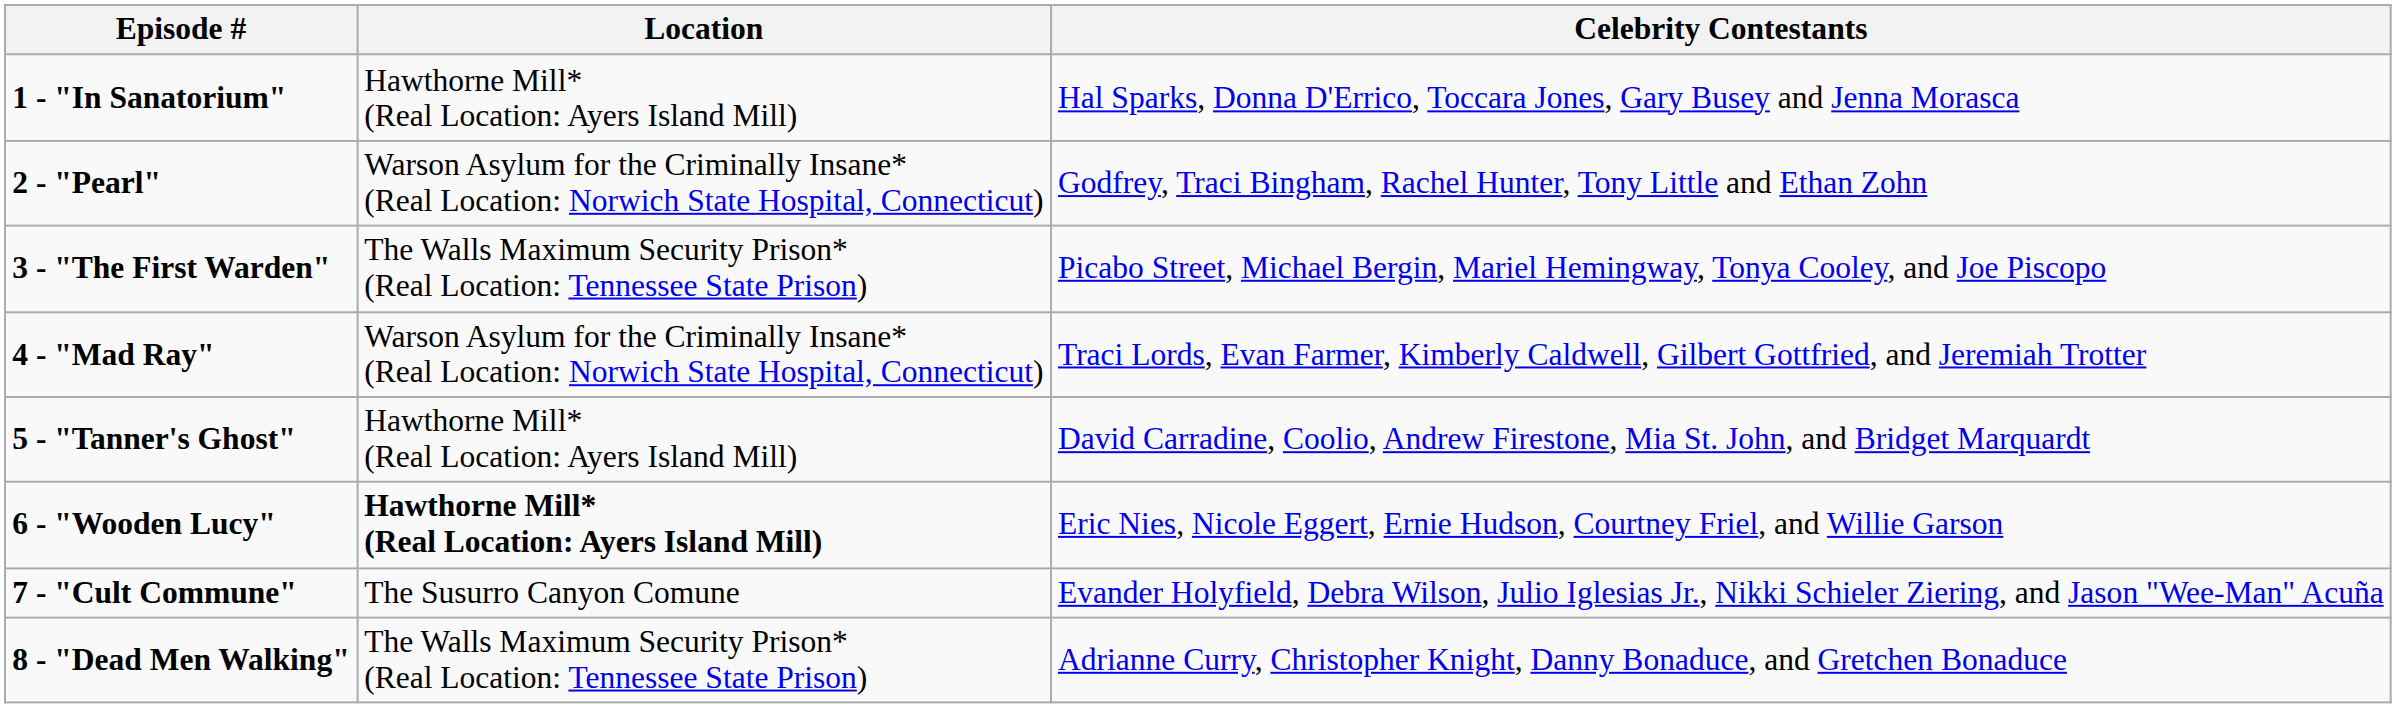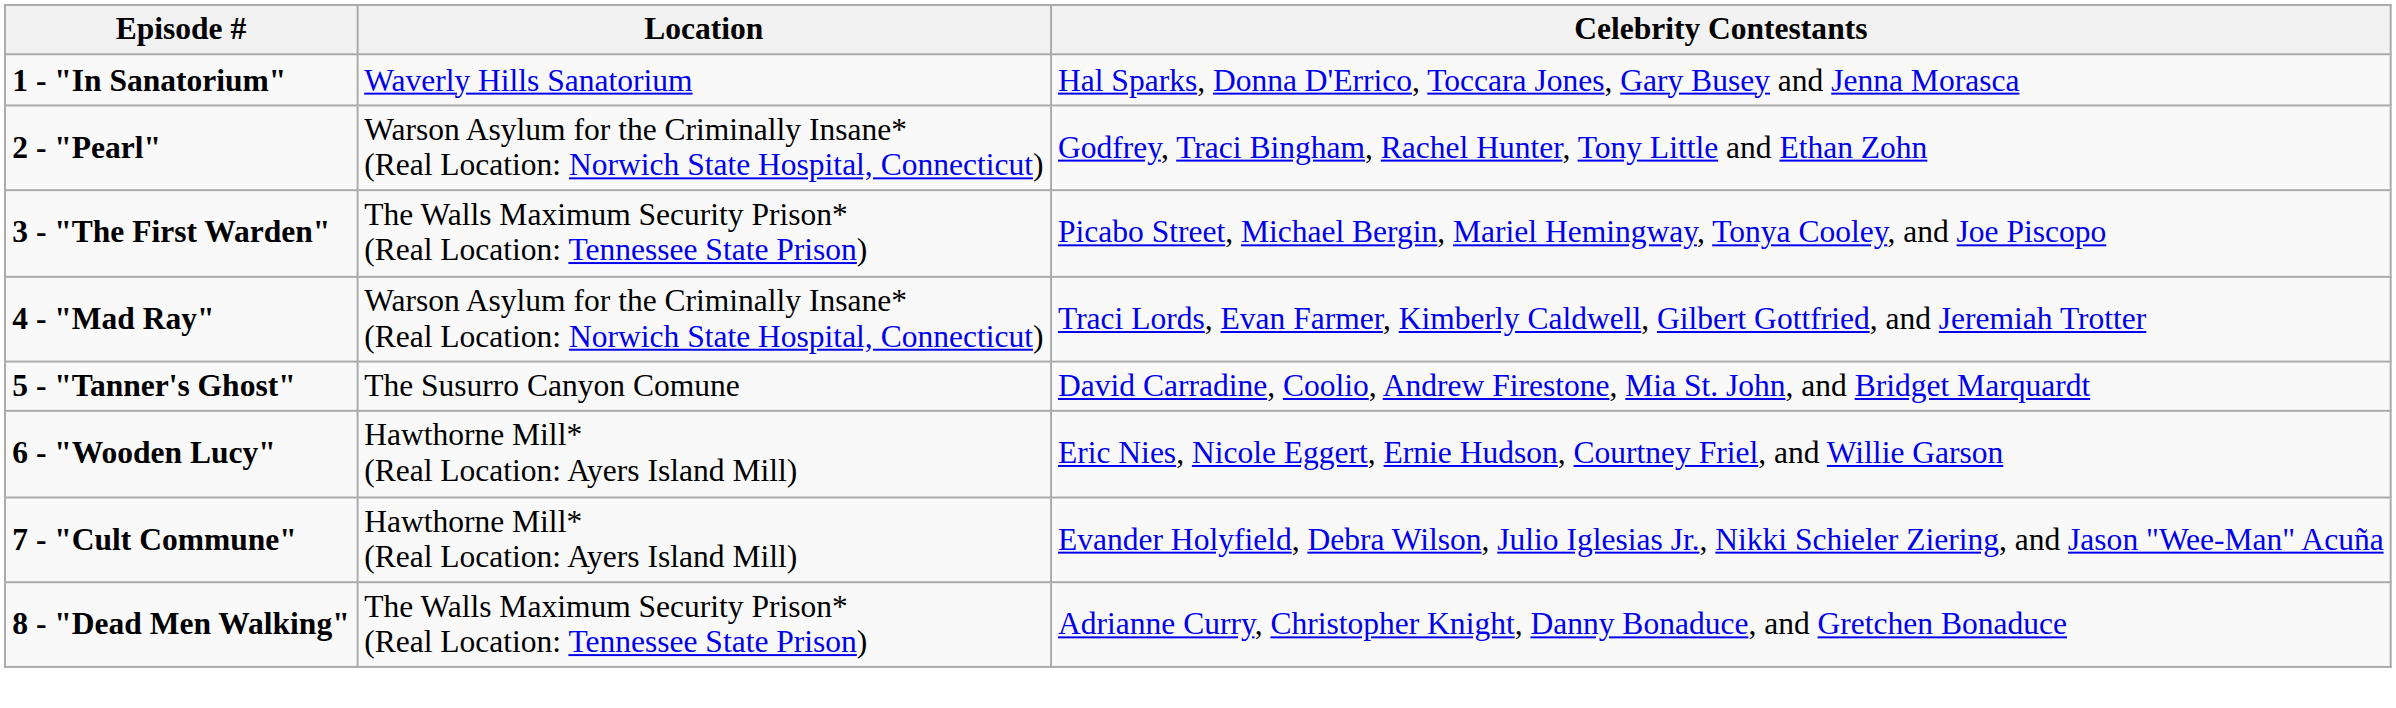(581, 97) Hawthorne Mill* (Real Location: Ayers Island Mill) -> (528, 79) Waverly Hills Sanatorium
(581, 439) Hawthorne Mill* (Real Location: Ayers Island Mill) -> (552, 385) The Susurro Canyon Comune
(593, 524) bold -> (581, 453) normal
(552, 592) The Susurro Canyon Comune -> (581, 538) Hawthorne Mill* (Real Location: Ayers Island Mill)
